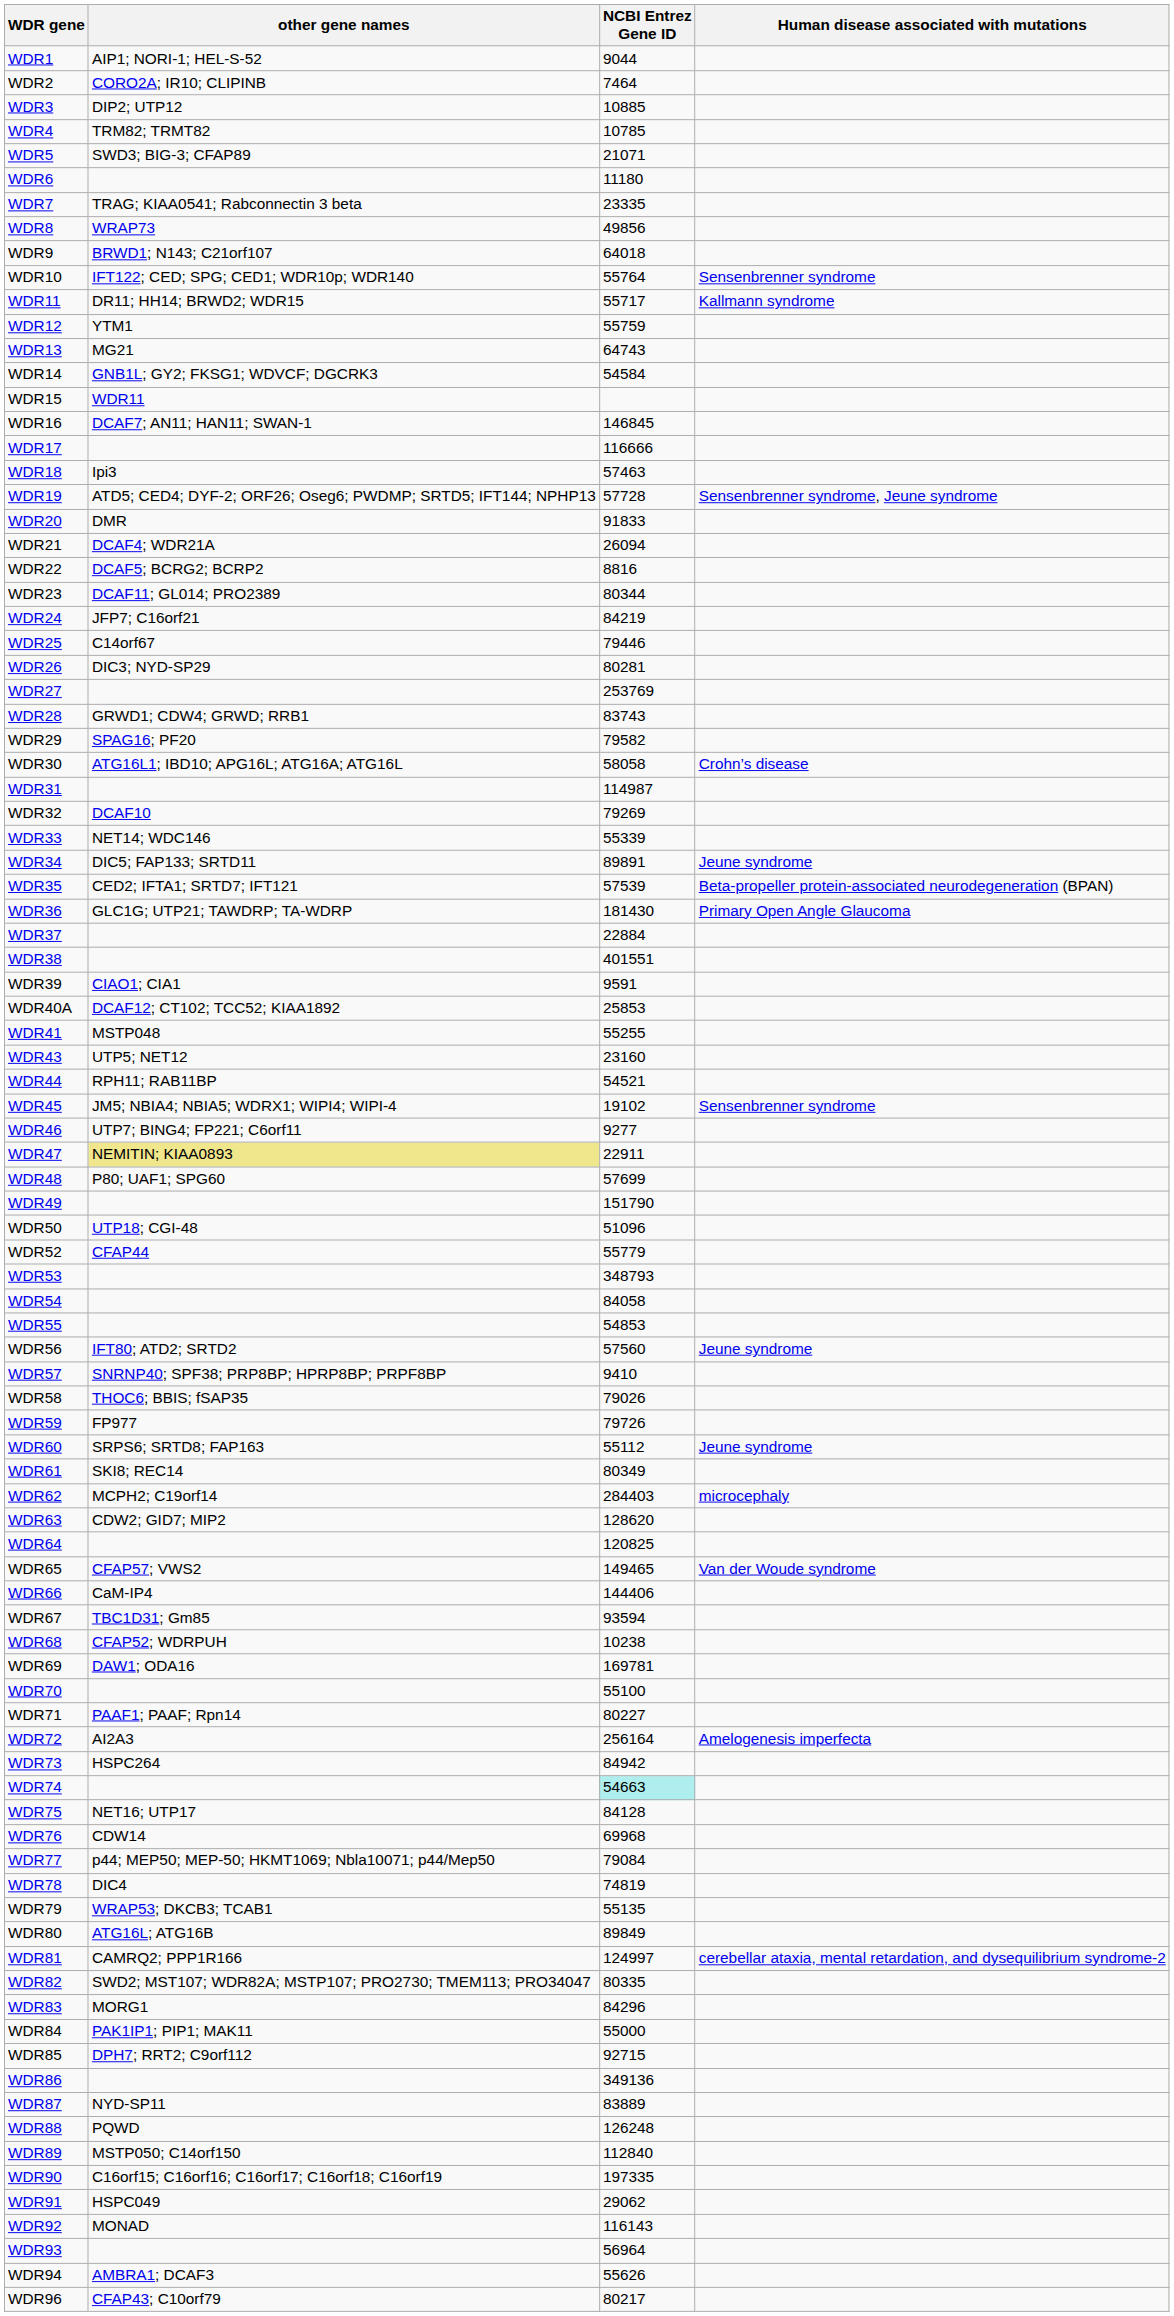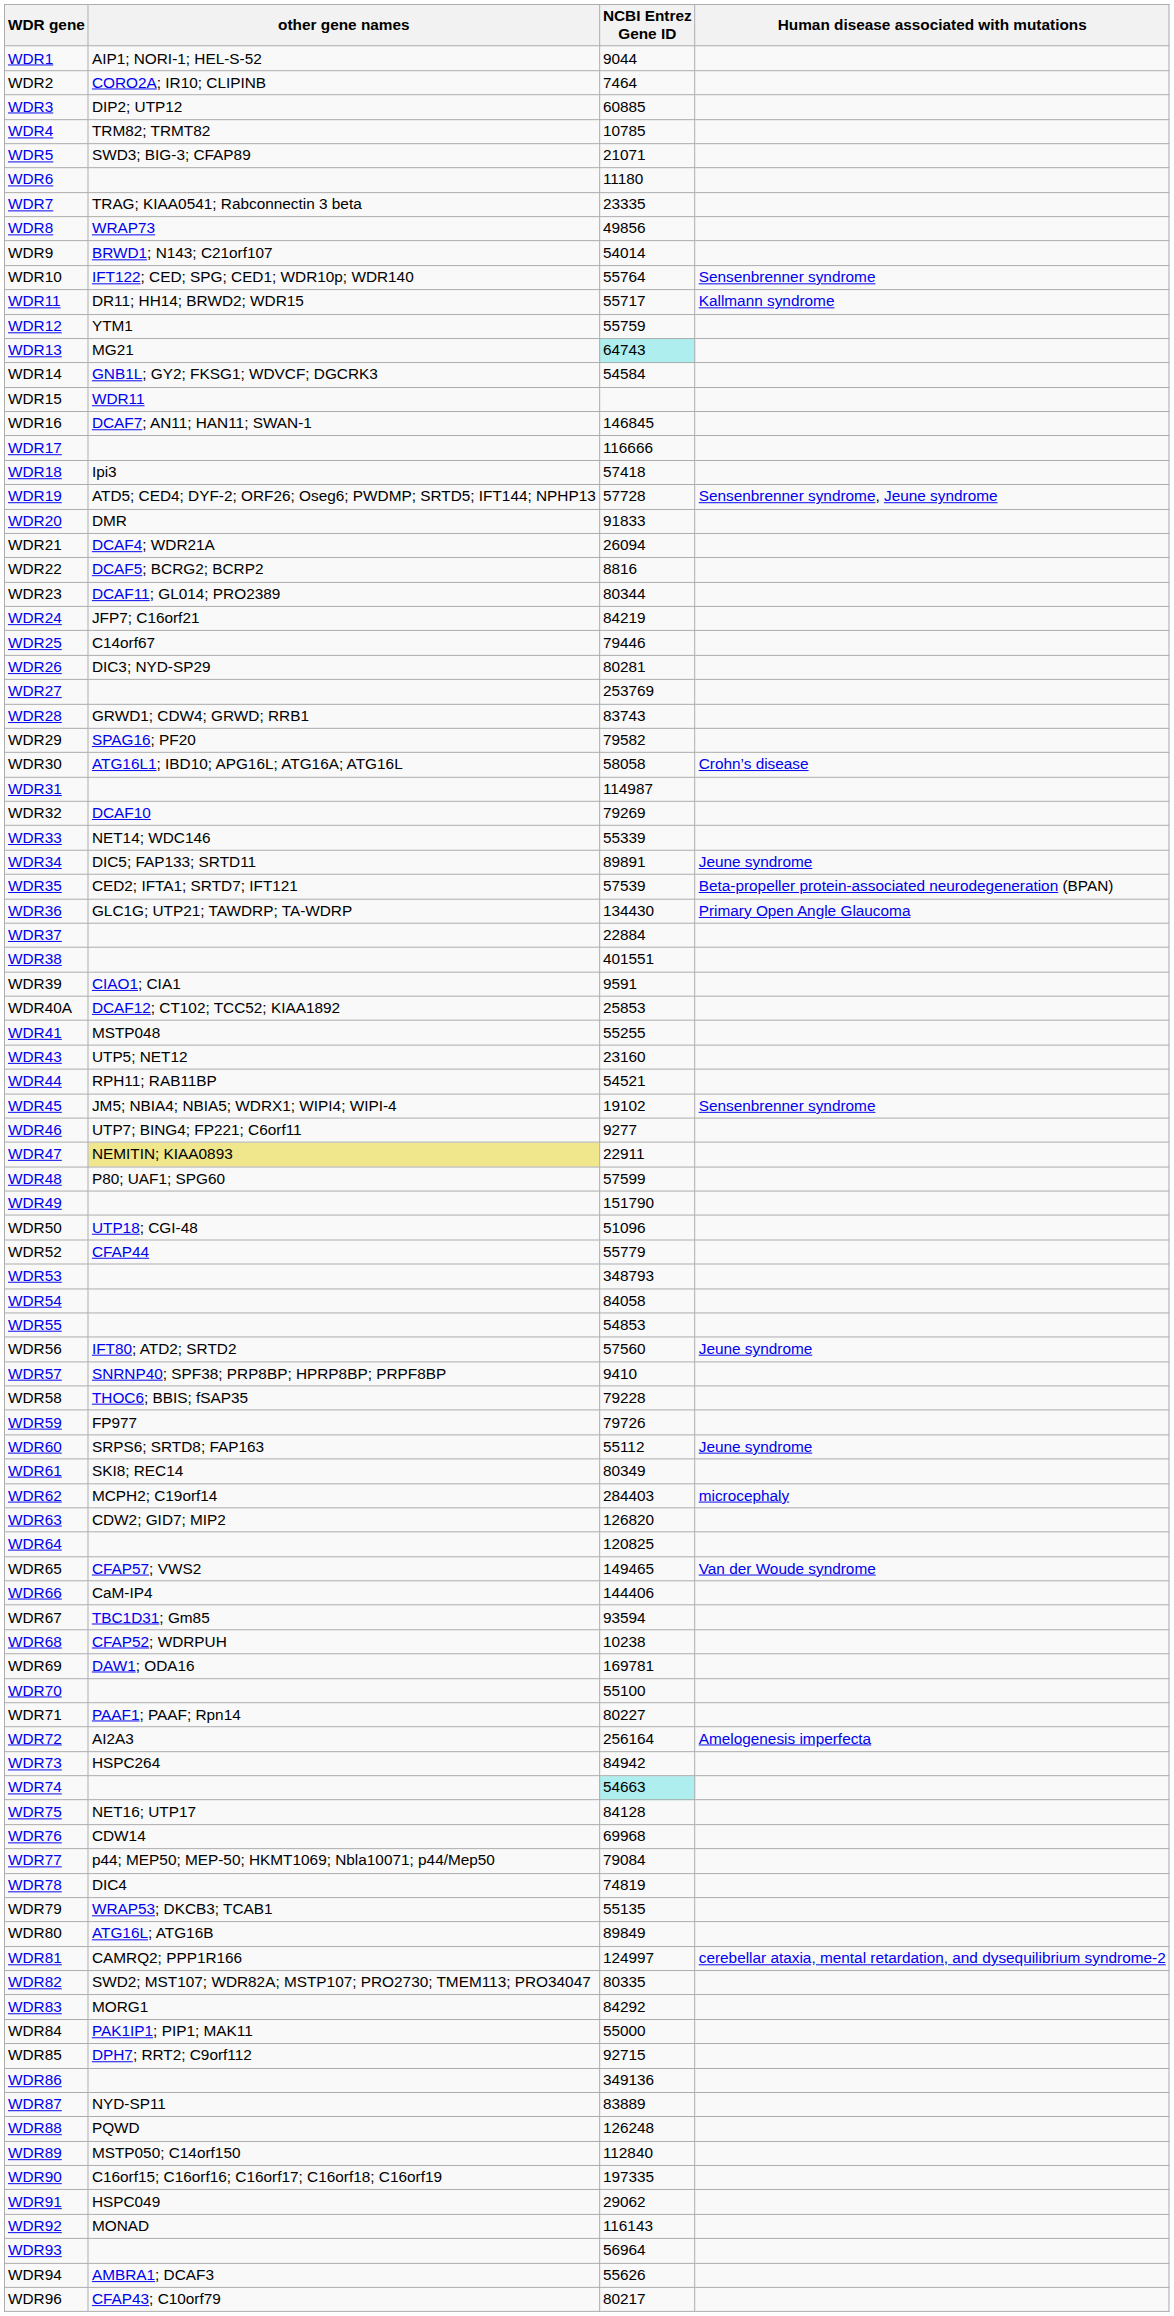(624, 107) 10885 -> (624, 107) 60885
(624, 253) 64018 -> (624, 253) 54014
(624, 350) no background -> (624, 350) paleturquoise background
(624, 472) 57463 -> (624, 472) 57418
(629, 910) 181430 -> (629, 910) 134430
(624, 1178) 57699 -> (624, 1178) 57599
(624, 1398) 79026 -> (624, 1398) 79228
(629, 1519) 128620 -> (629, 1519) 126820
(624, 2007) 84296 -> (624, 2007) 84292
